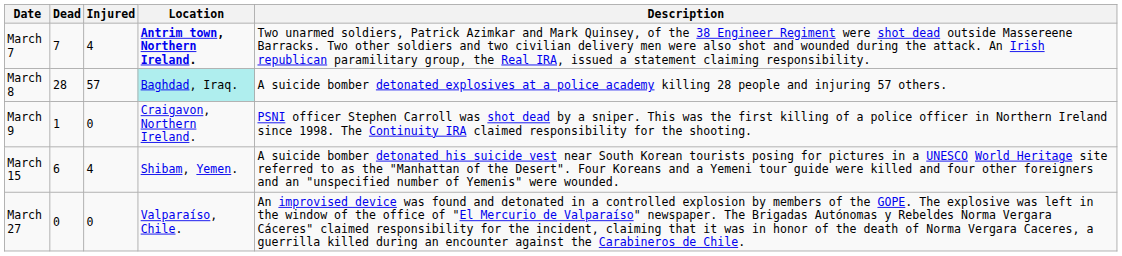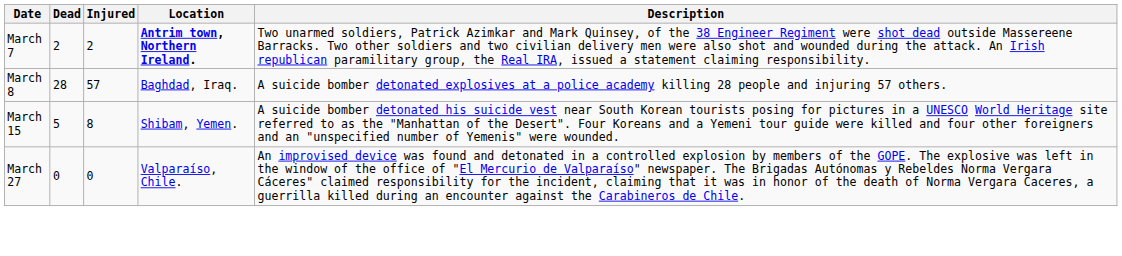(56, 46) 7 -> (56, 46) 2
(90, 46) 4 -> (90, 46) 2
(189, 85) paleturquoise background -> (189, 85) no background
- row: (25, 124)
(56, 169) 6 -> (56, 124) 5
(90, 169) 4 -> (90, 124) 8
